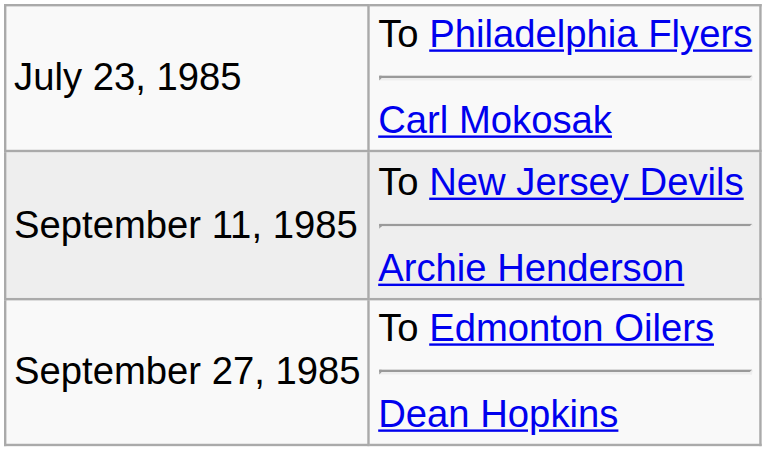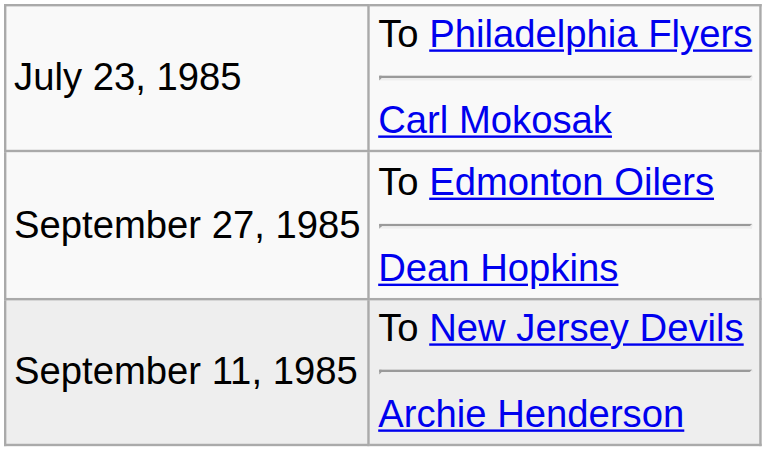rows swapped: (186, 224) <-> (187, 371)
